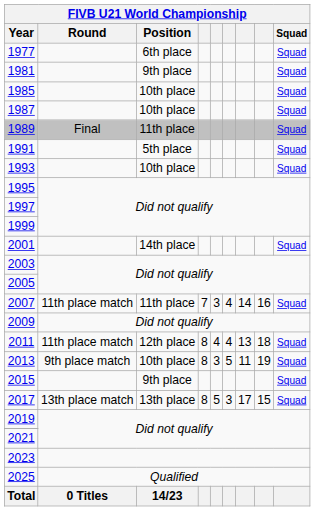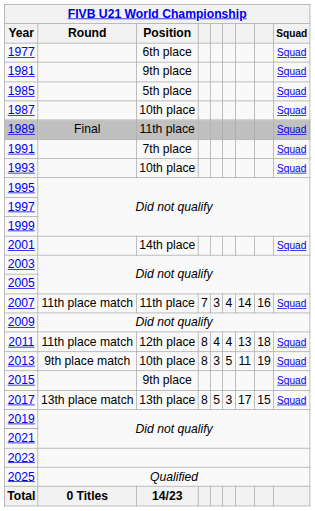(167, 91) 10th place -> (167, 91) 5th place
(167, 149) 5th place -> (167, 149) 7th place
